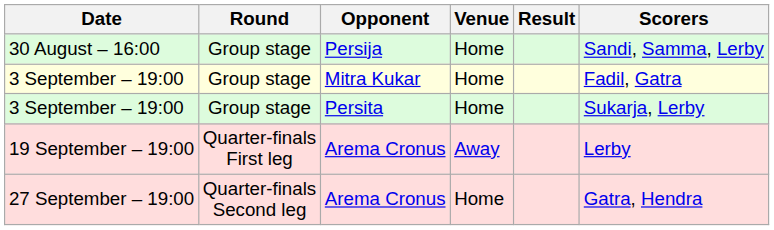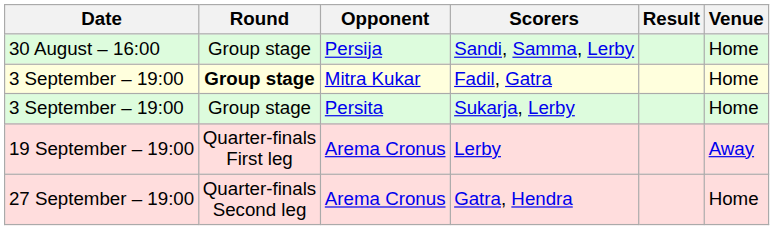columns swapped: (482, 19) <-> (674, 19)
(259, 78) normal -> (259, 78) bold
